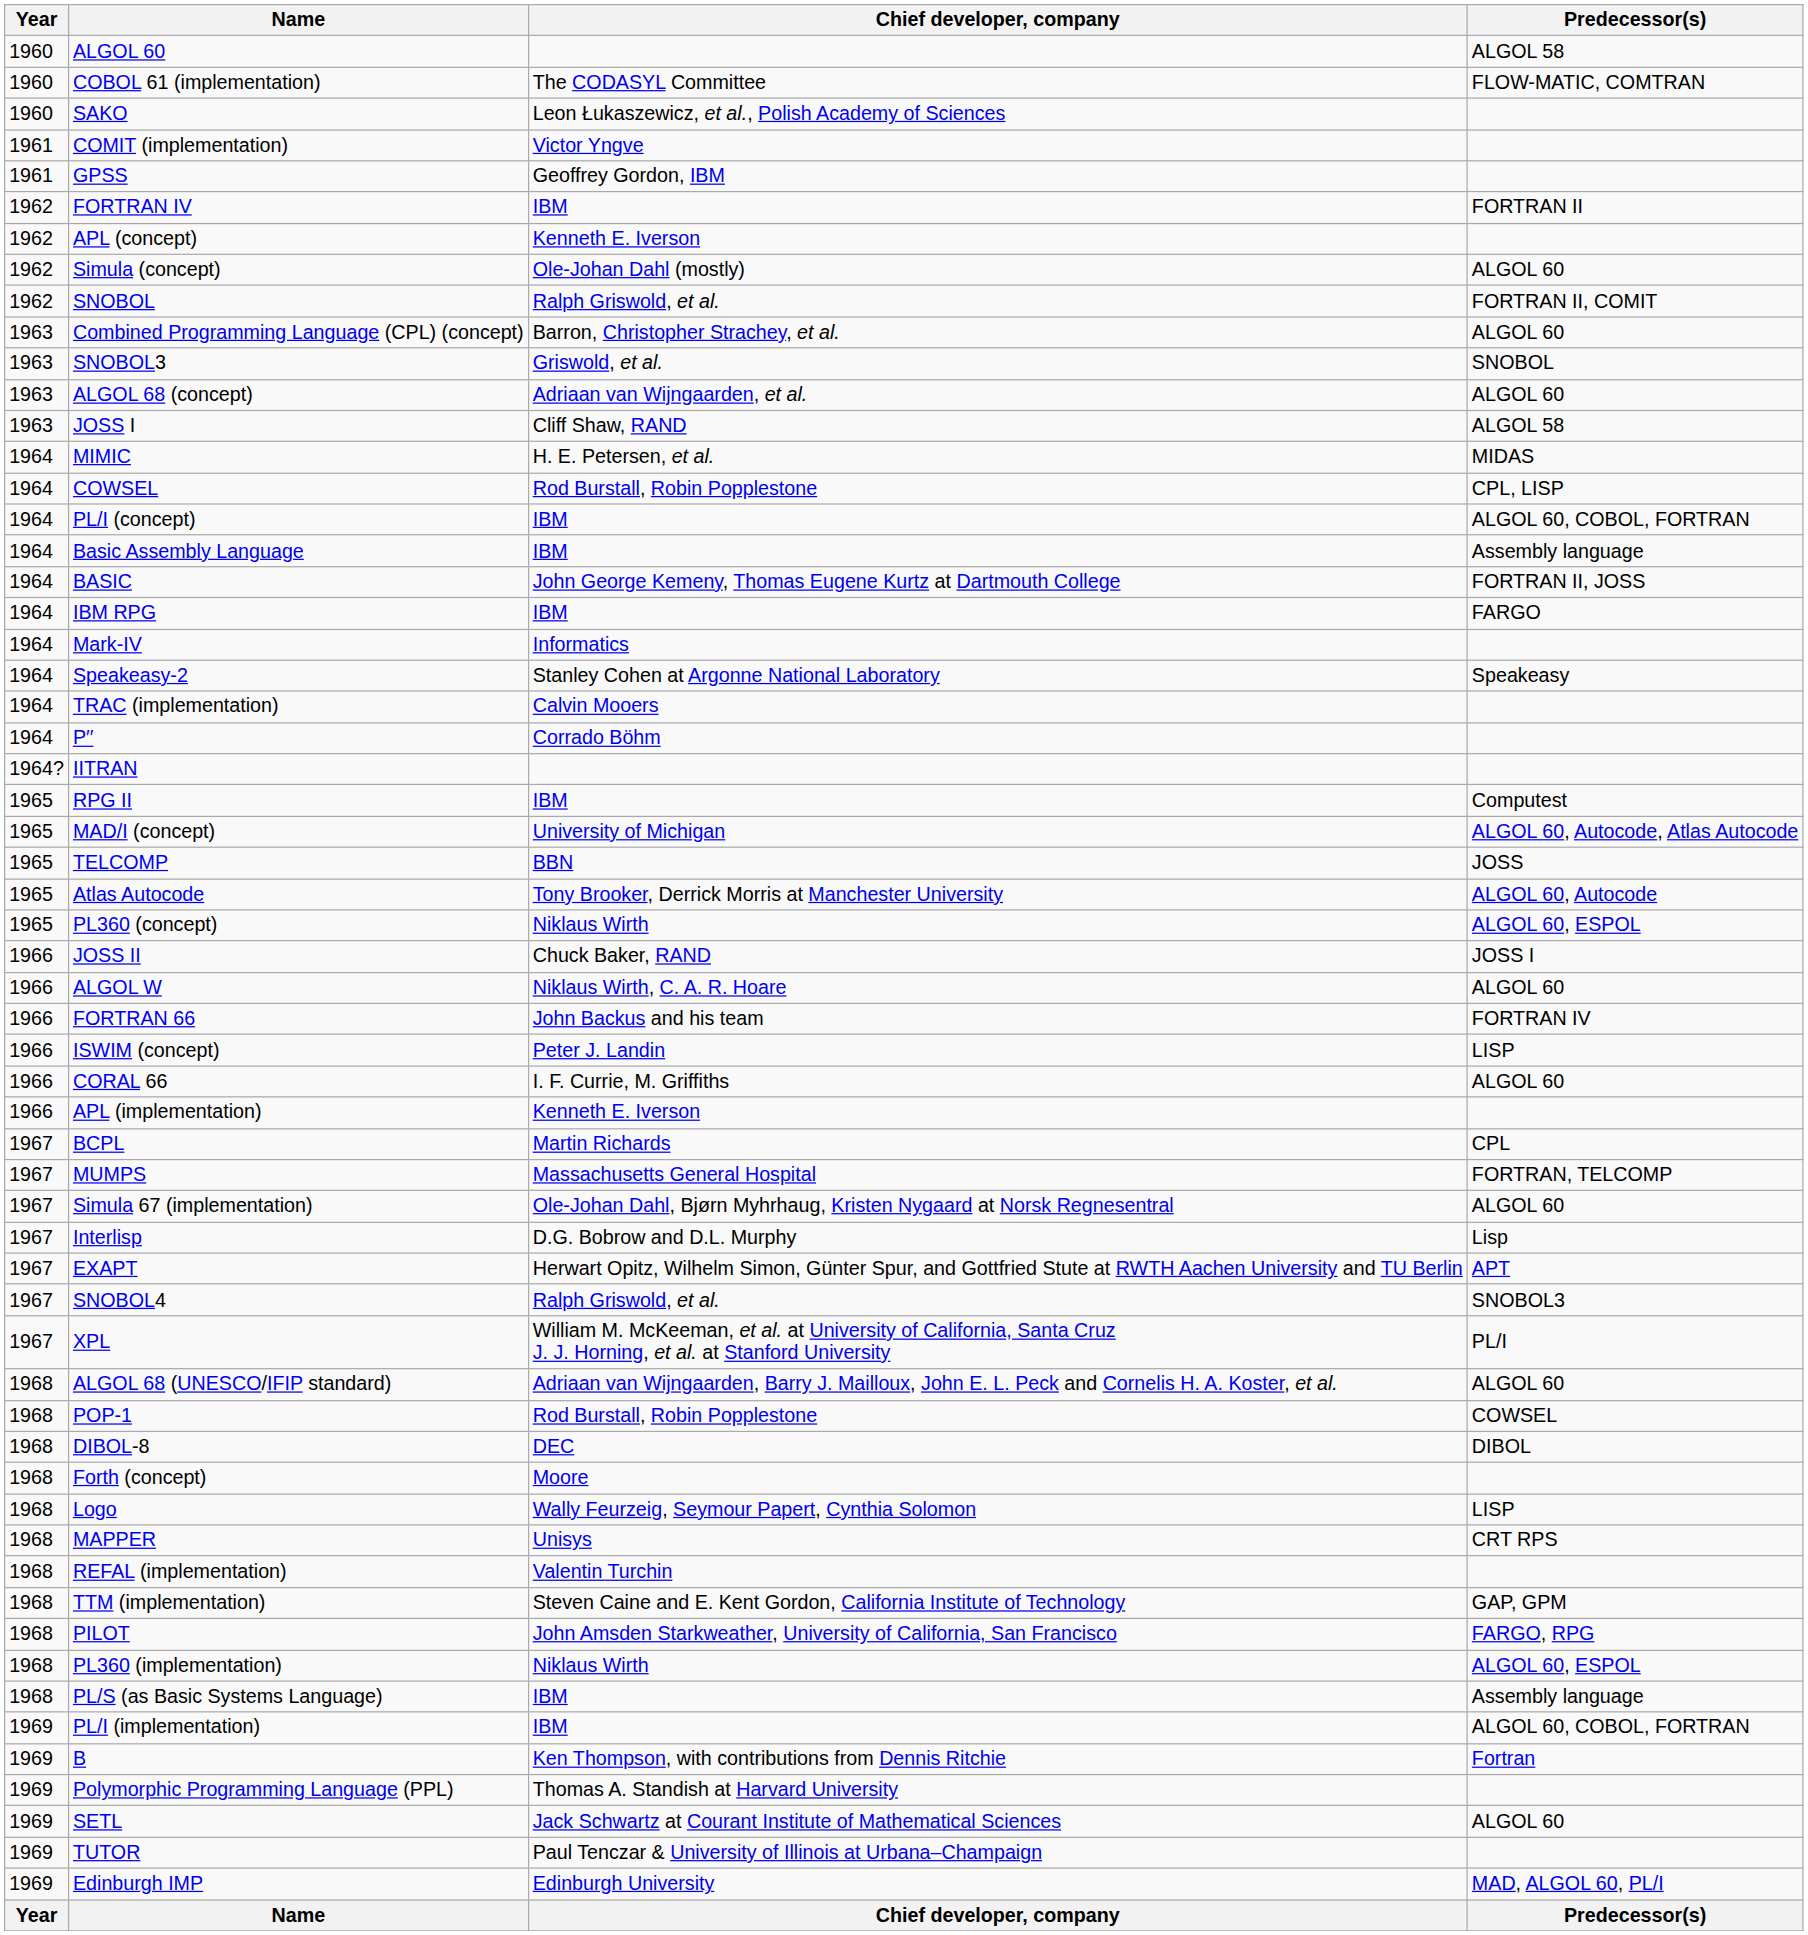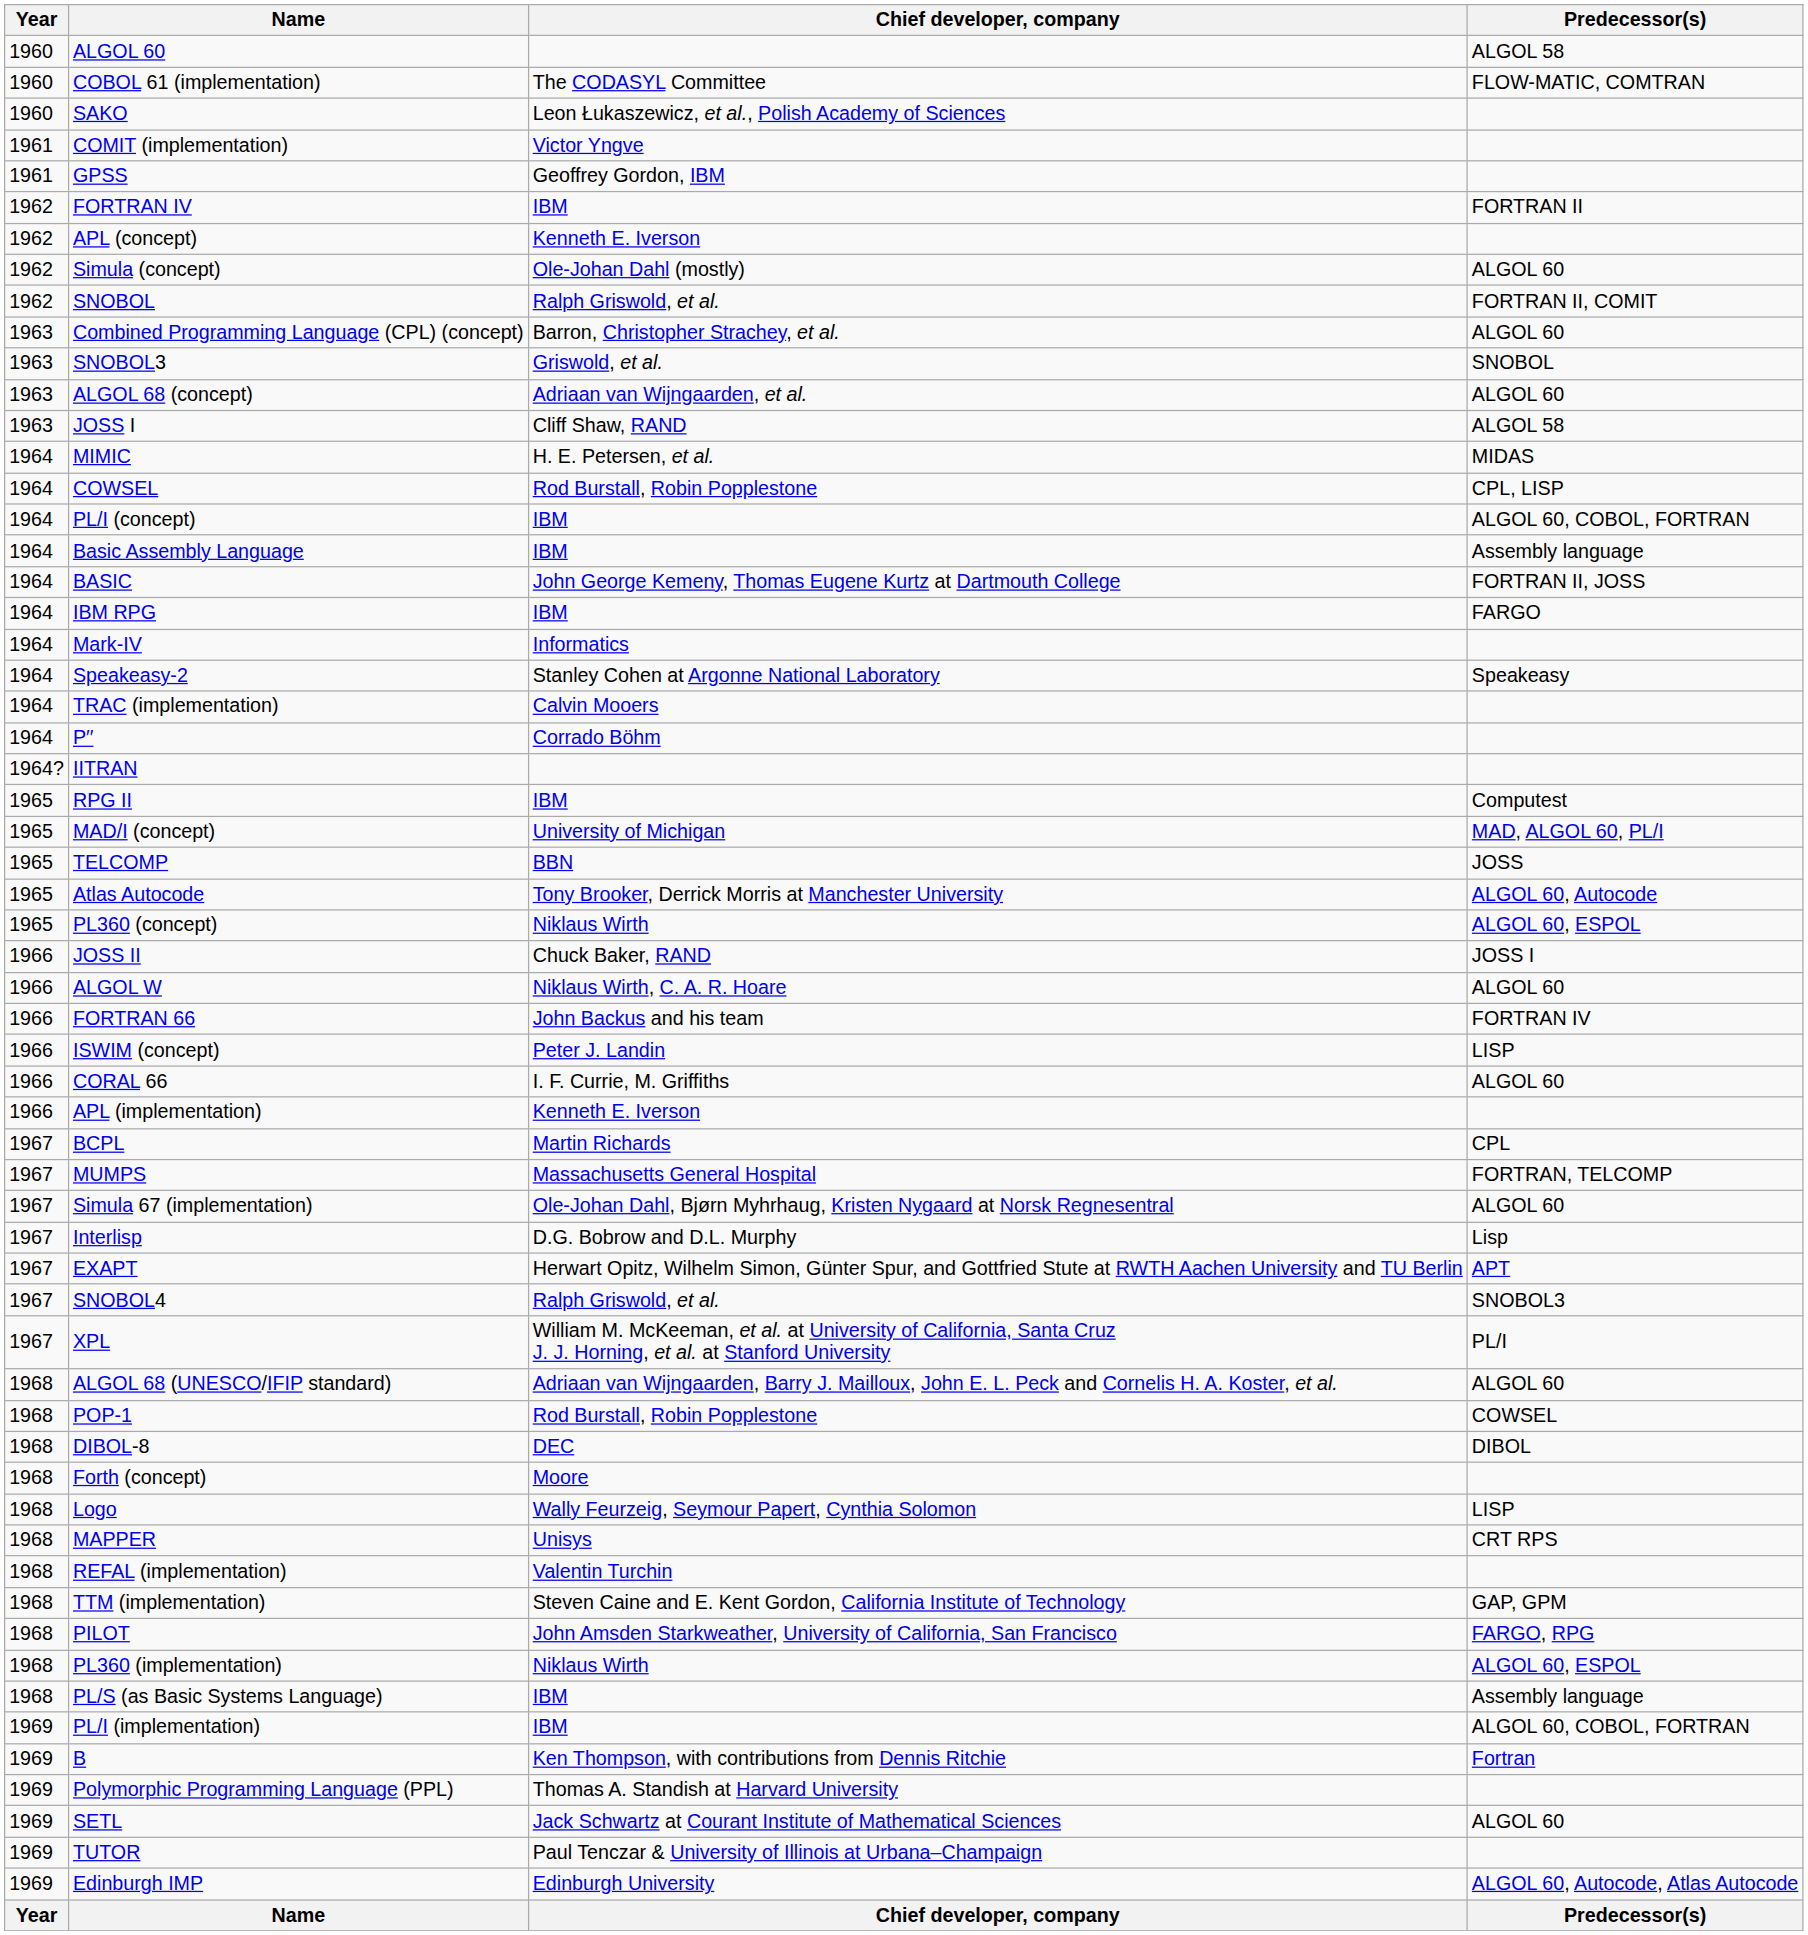(1635, 831) ALGOL 60, Autocode, Atlas Autocode -> (1568, 831) MAD, ALGOL 60, PL/I
(1568, 1883) MAD, ALGOL 60, PL/I -> (1635, 1883) ALGOL 60, Autocode, Atlas Autocode
